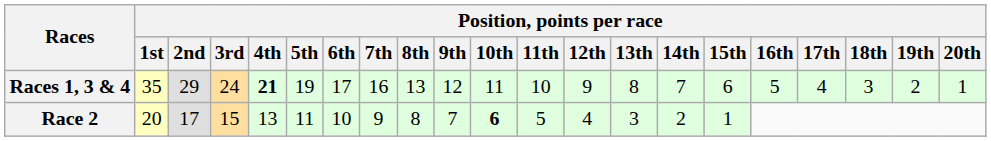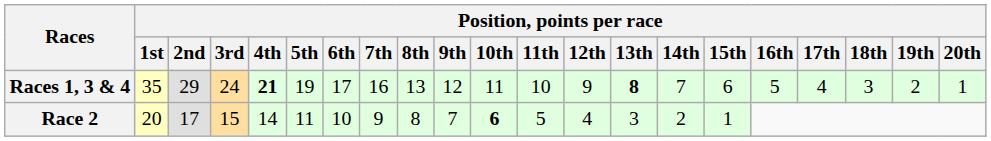(634, 85) normal -> (634, 85) bold
(268, 118) 13 -> (268, 118) 14
